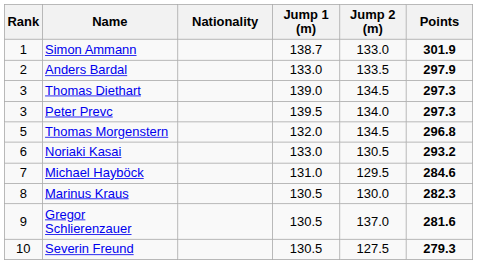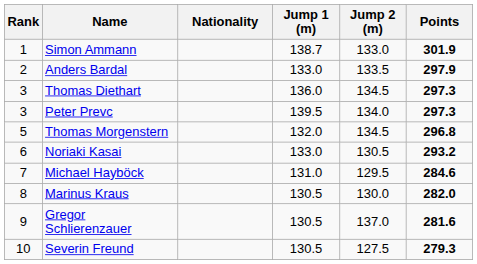(306, 91) 139.0 -> (306, 91) 136.0
(440, 193) 282.3 -> (440, 193) 282.0
